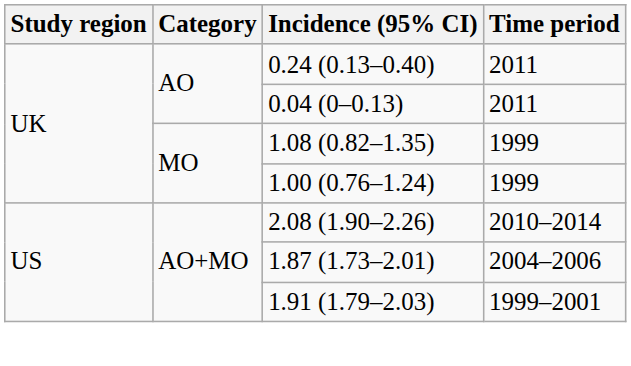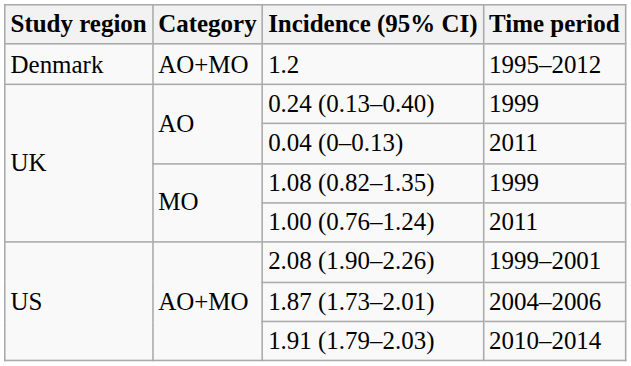+ row: (284, 63)
(514, 63) 2011 -> (514, 103) 1999
(514, 182) 1999 -> (514, 222) 2011
(545, 222) 2010–2014 -> (545, 261) 1999–2001
(545, 301) 1999–2001 -> (545, 340) 2010–2014
